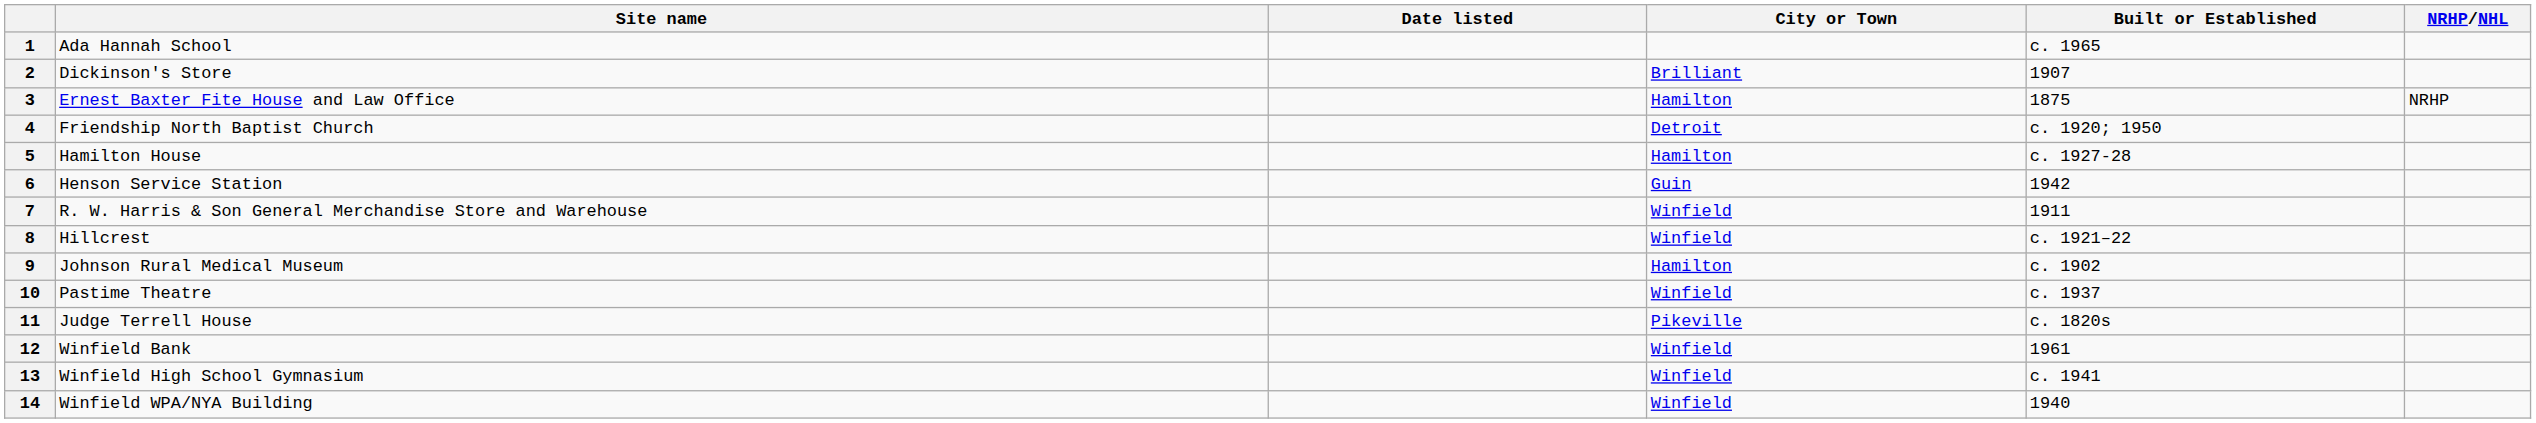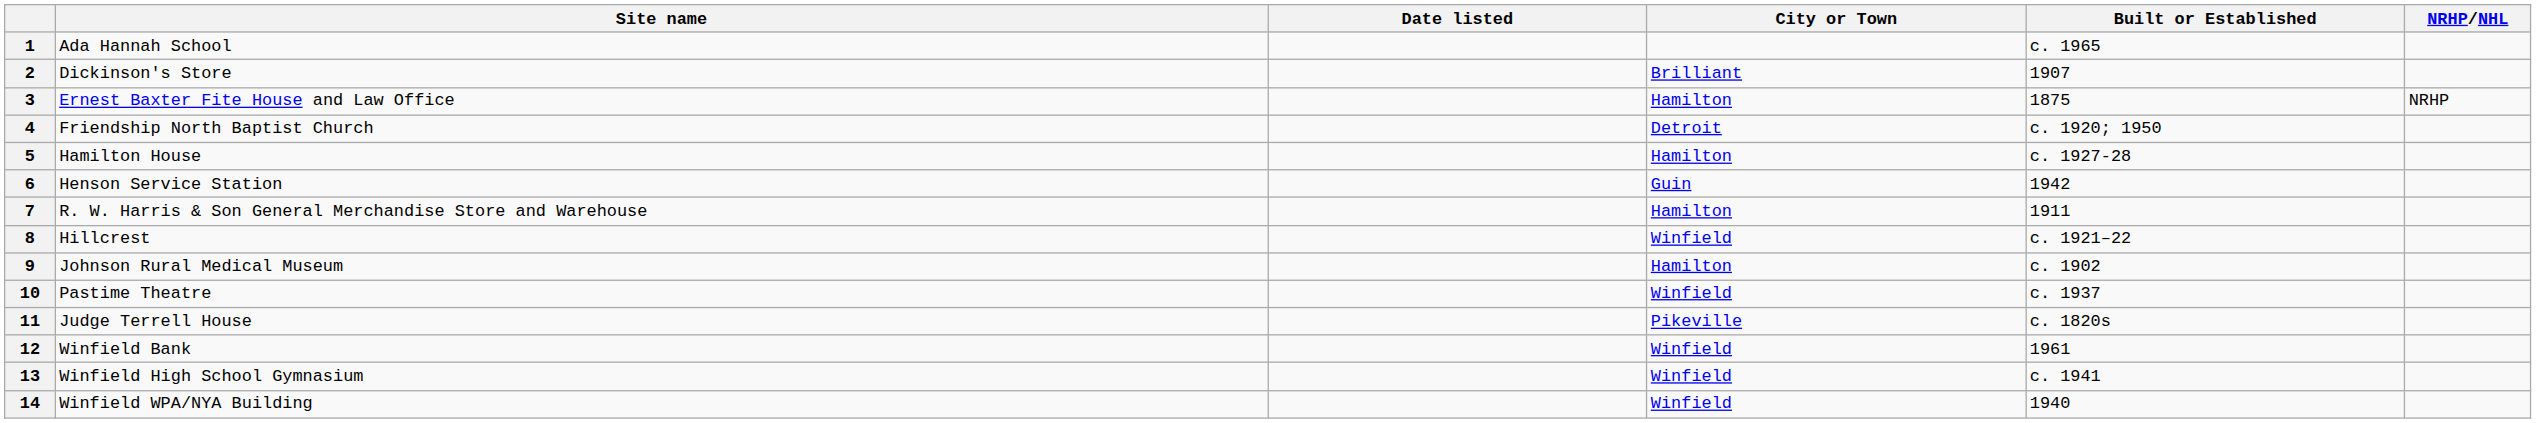(1691, 211) Winfield -> (1691, 211) Hamilton
